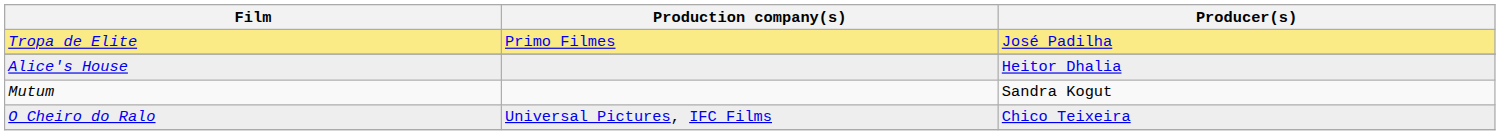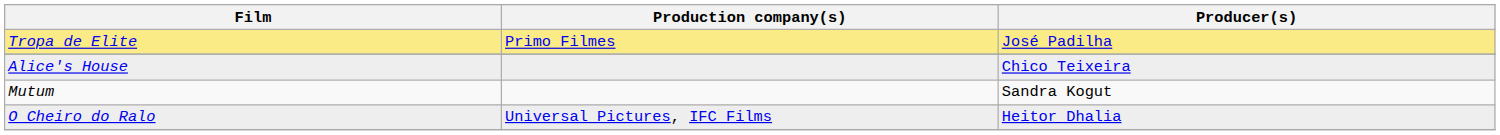(1062, 67) Heitor Dhalia -> (1066, 67) Chico Teixeira
(1066, 117) Chico Teixeira -> (1062, 117) Heitor Dhalia
